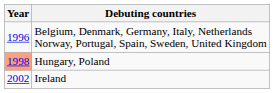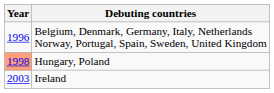(18, 79) 2002 -> (18, 79) 2003
